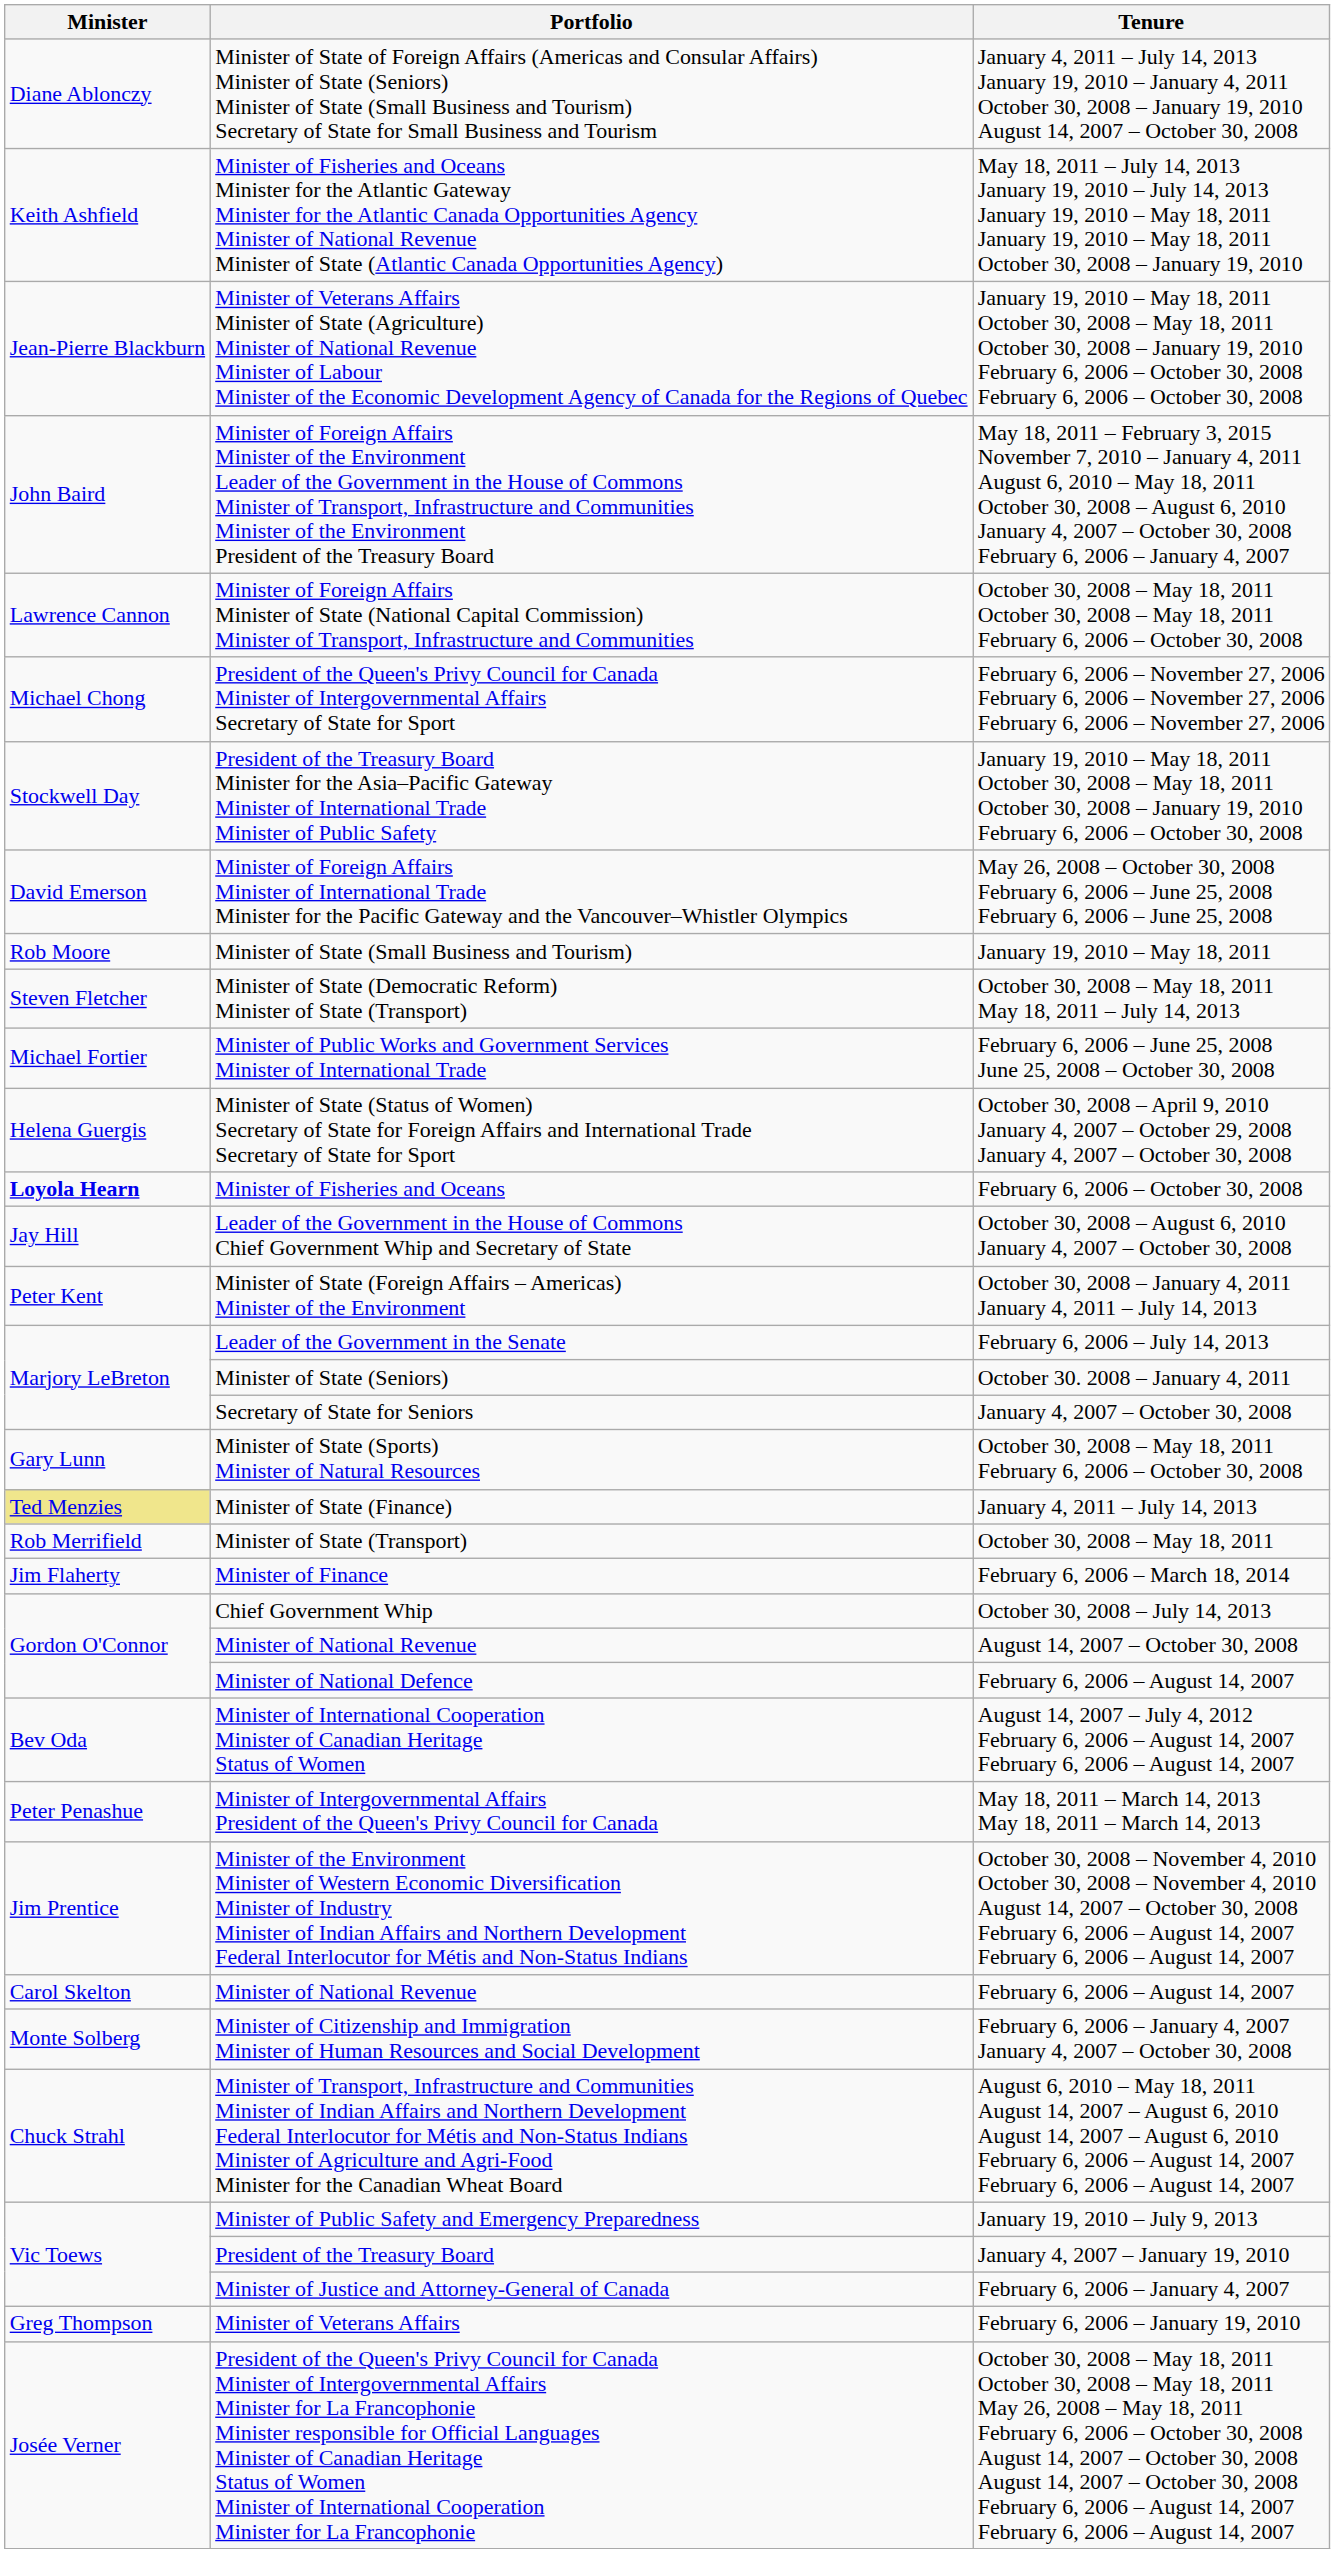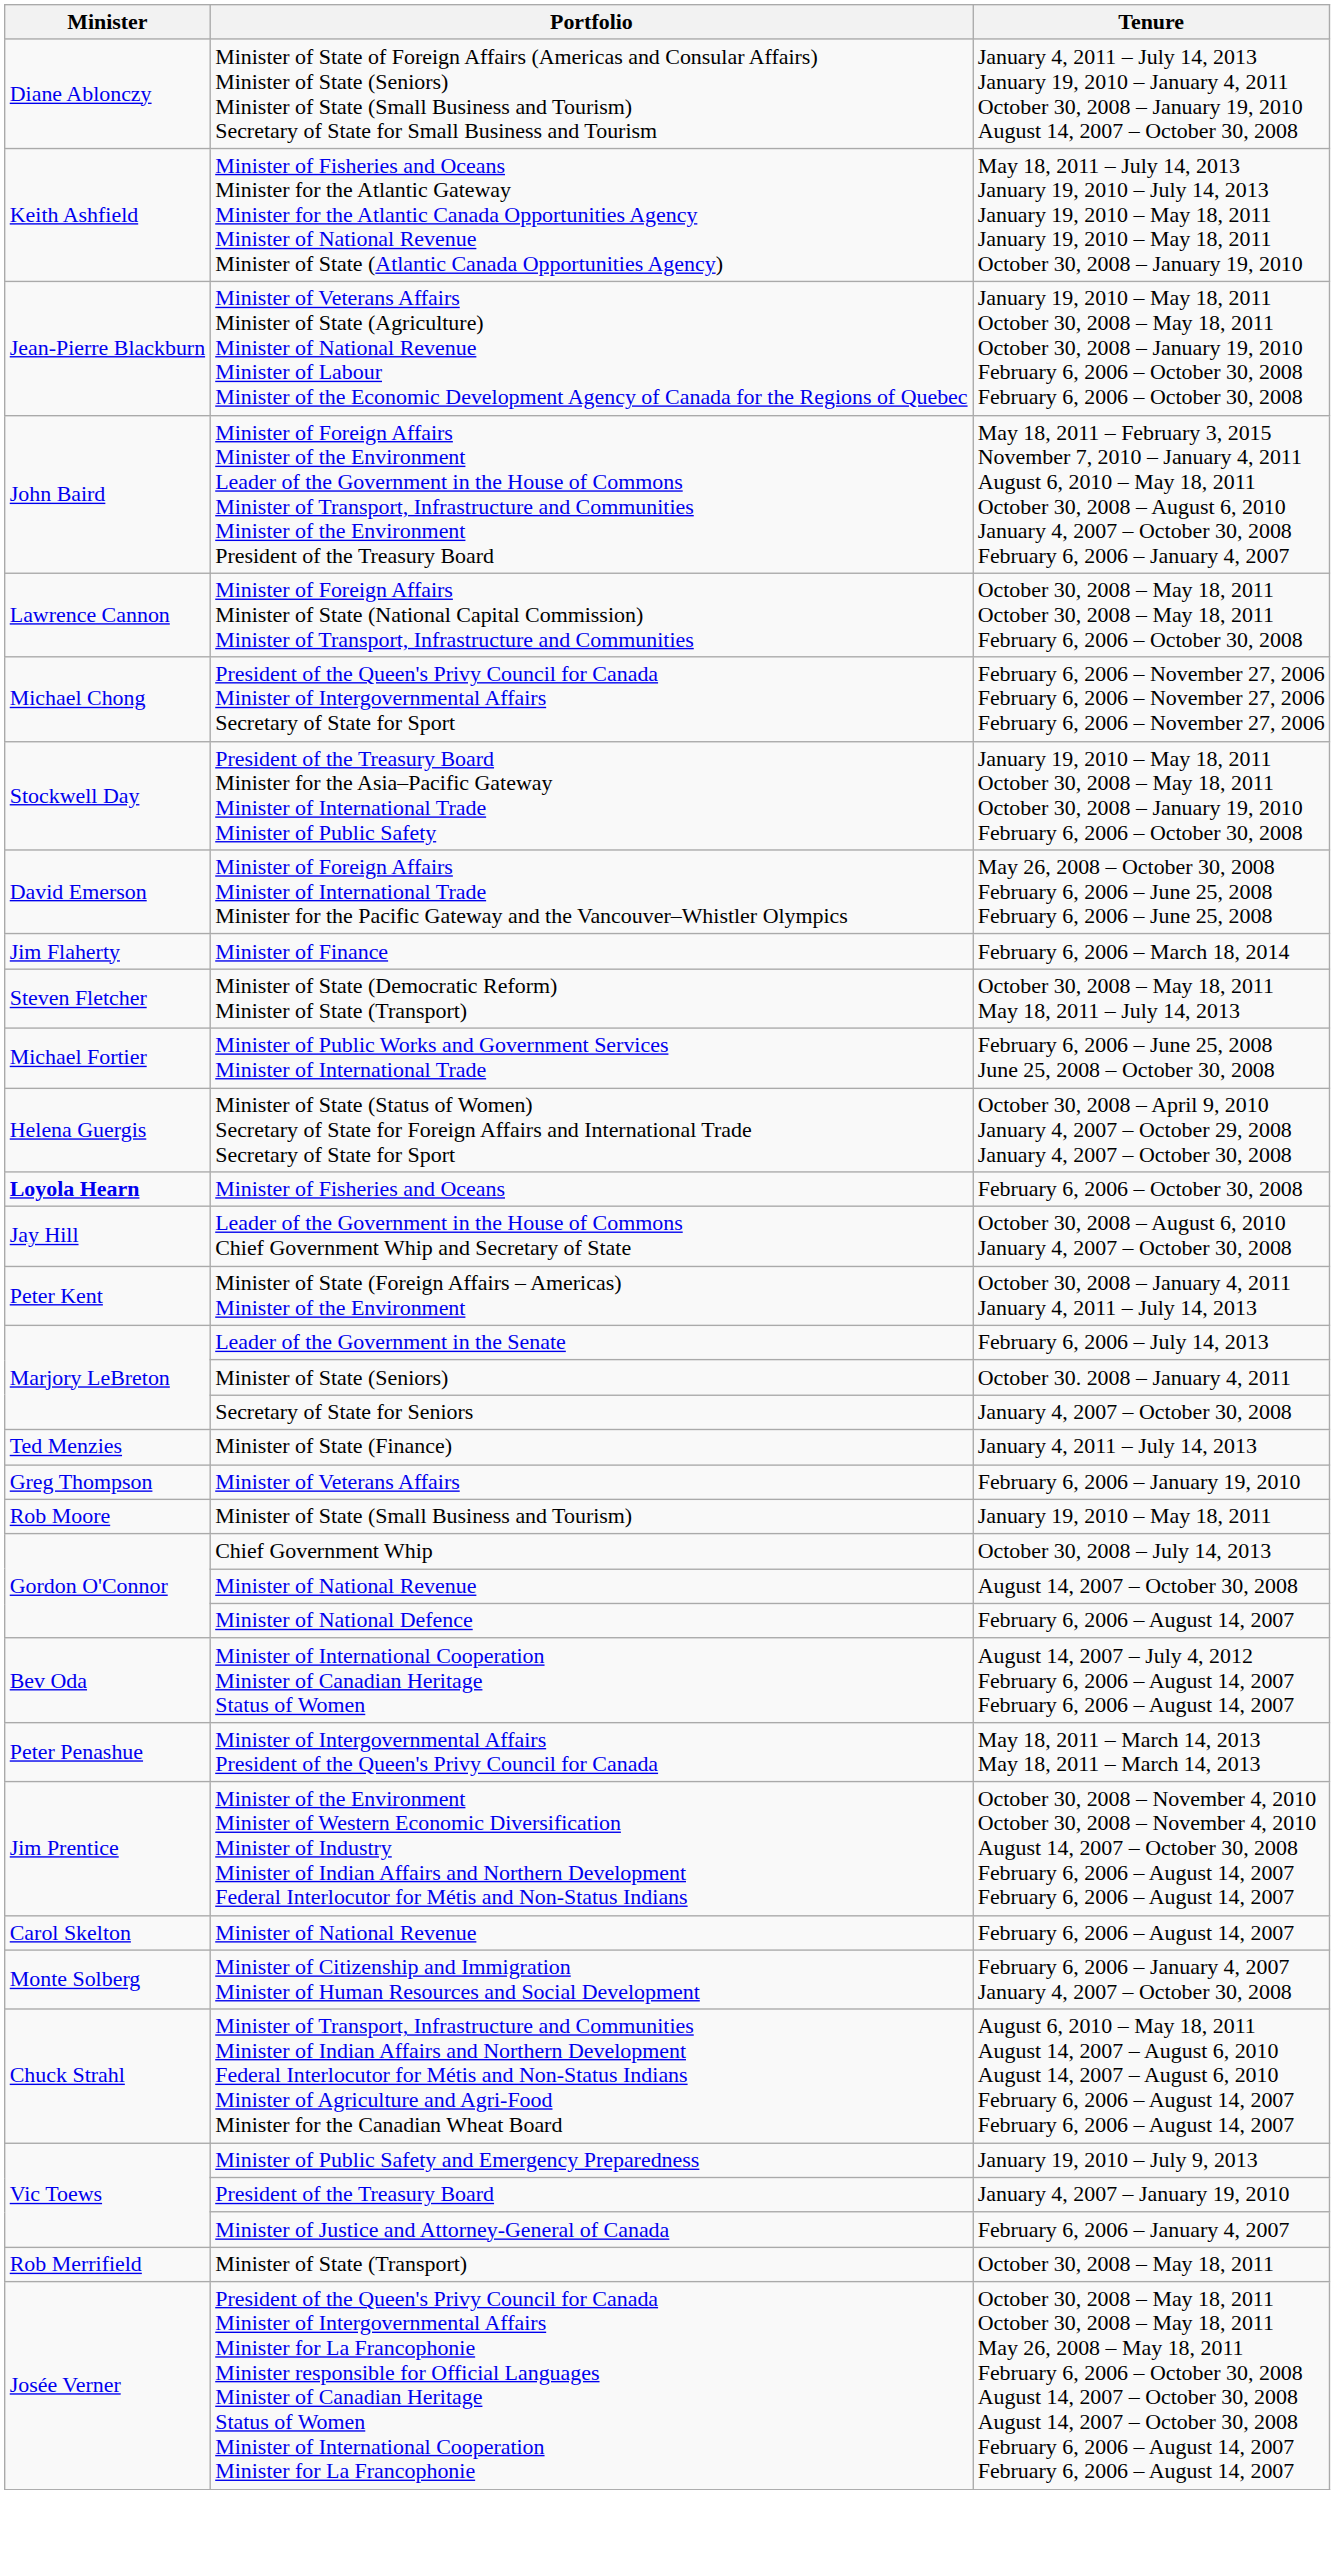rows swapped: (302, 1575) <-> (424, 951)
- row: (348, 1459)
(66, 1506) khaki background -> (66, 1446) no background
rows swapped: (341, 1541) <-> (337, 2323)
